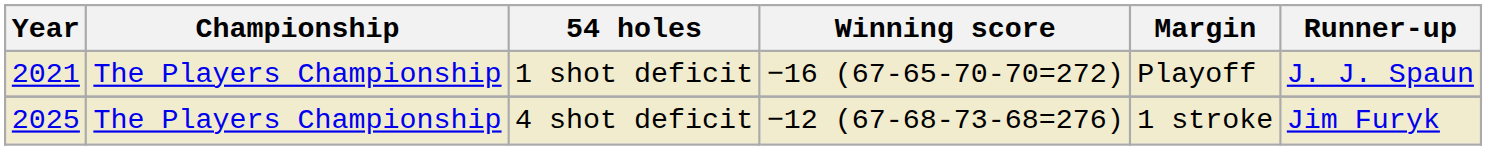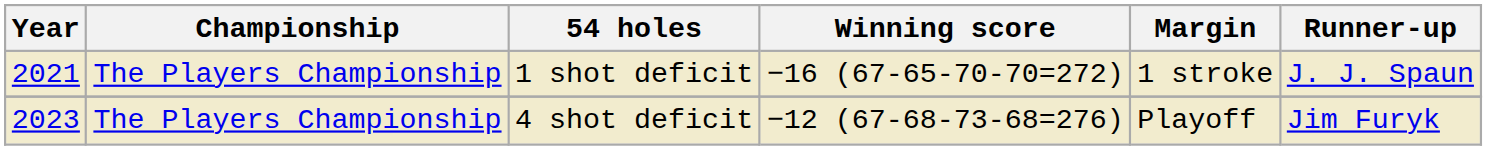(1197, 74) Playoff -> (1205, 74) 1 stroke
(46, 121) 2025 -> (46, 121) 2023
(1205, 121) 1 stroke -> (1197, 121) Playoff
